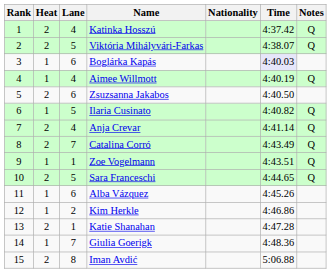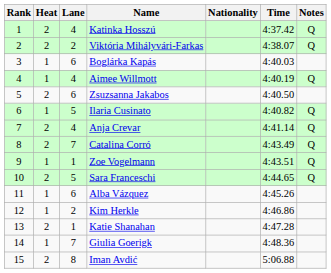(73, 45) 5 -> (73, 45) 2
(278, 62) lavender background -> (278, 62) no background
